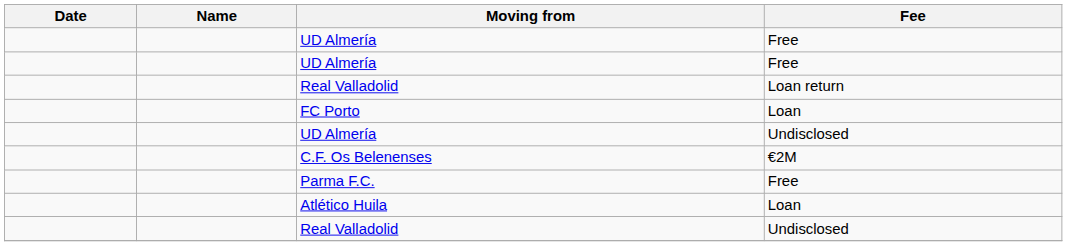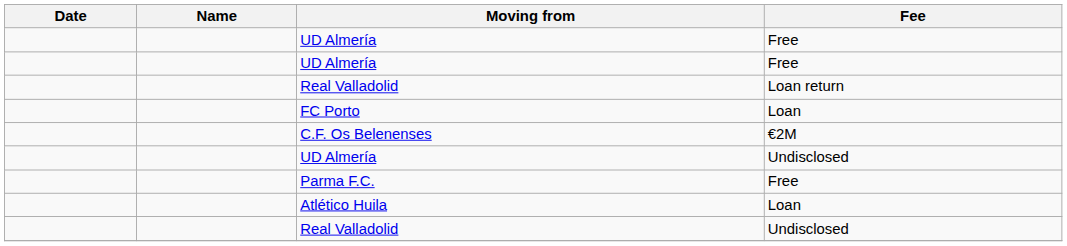rows swapped: (366, 157) <-> (338, 134)
